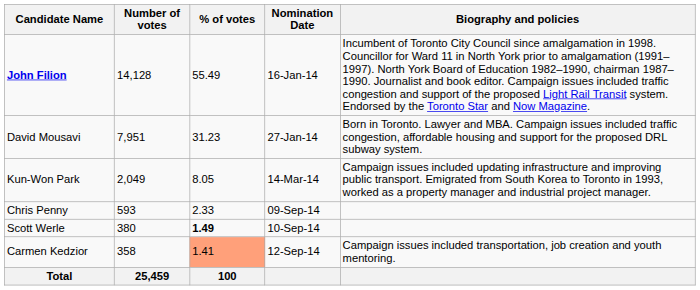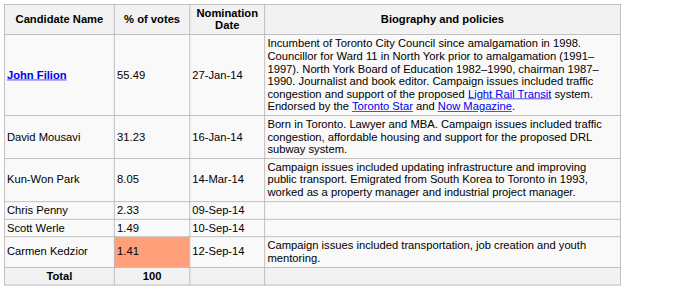- column: (152, 19)
(293, 75) 16-Jan-14 -> (217, 75) 27-Jan-14
(293, 137) 27-Jan-14 -> (217, 137) 16-Jan-14
(203, 228) bold -> (128, 228) normal
